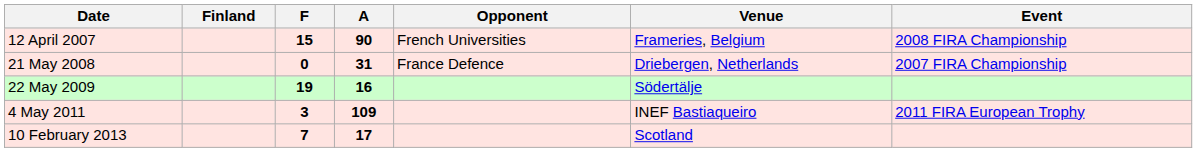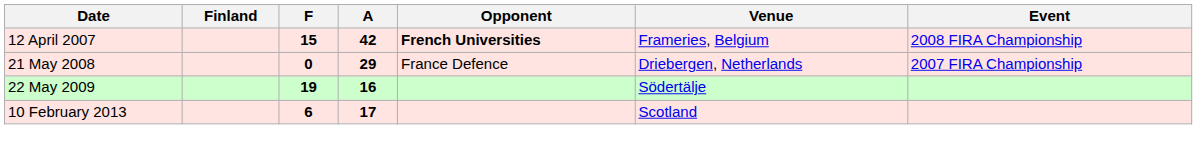(364, 40) 90 -> (368, 40) 42
(461, 40) normal -> (471, 40) bold
(364, 64) 31 -> (368, 64) 29
- row: (47, 111)
(304, 135) 7 -> (309, 111) 6
